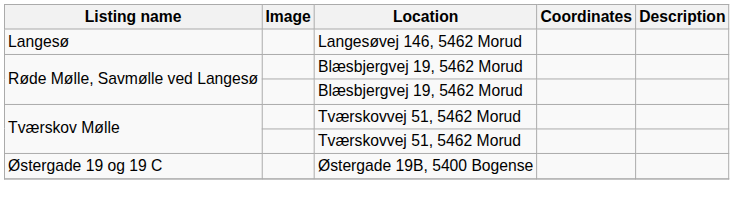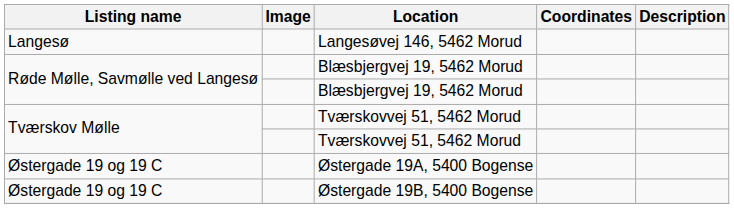+ row: (85, 166)
